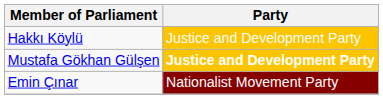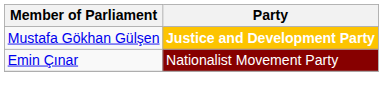- row: (45, 37)
